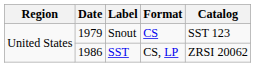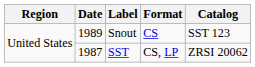(90, 33) 1979 -> (90, 33) 1989
(90, 52) 1986 -> (90, 52) 1987
